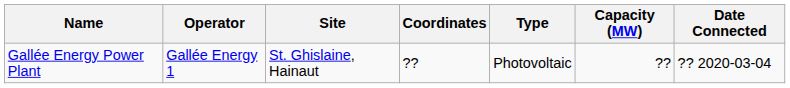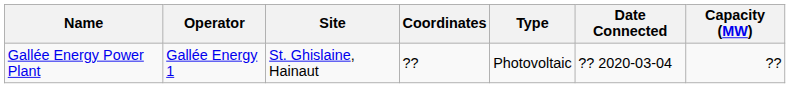columns swapped: (625, 24) <-> (730, 24)
